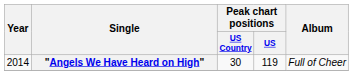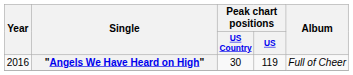(18, 62) 2014 -> (18, 62) 2016
